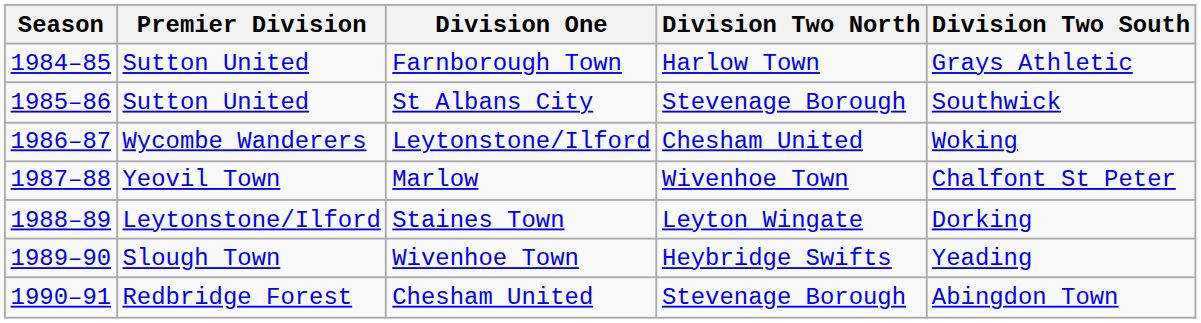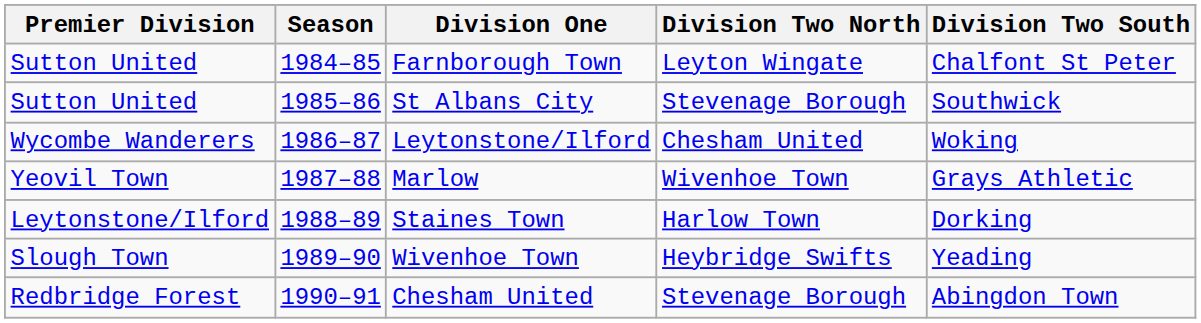columns swapped: (61, 24) <-> (252, 24)
(741, 63) Harlow Town -> (763, 63) Leyton Wingate
(1032, 63) Grays Athletic -> (1054, 63) Chalfont St Peter
(1054, 180) Chalfont St Peter -> (1032, 180) Grays Athletic
(763, 219) Leyton Wingate -> (741, 219) Harlow Town
